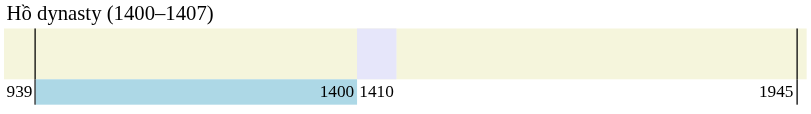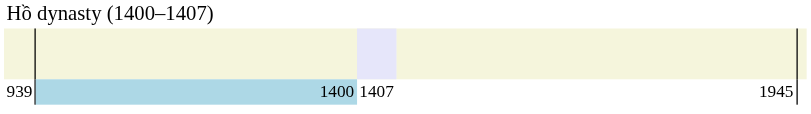(377, 91) 1410 -> (377, 91) 1407
